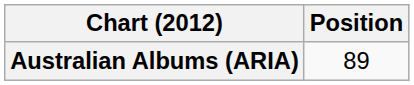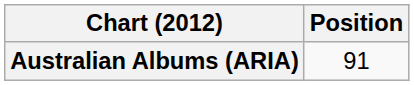(356, 60) 89 -> (356, 60) 91
